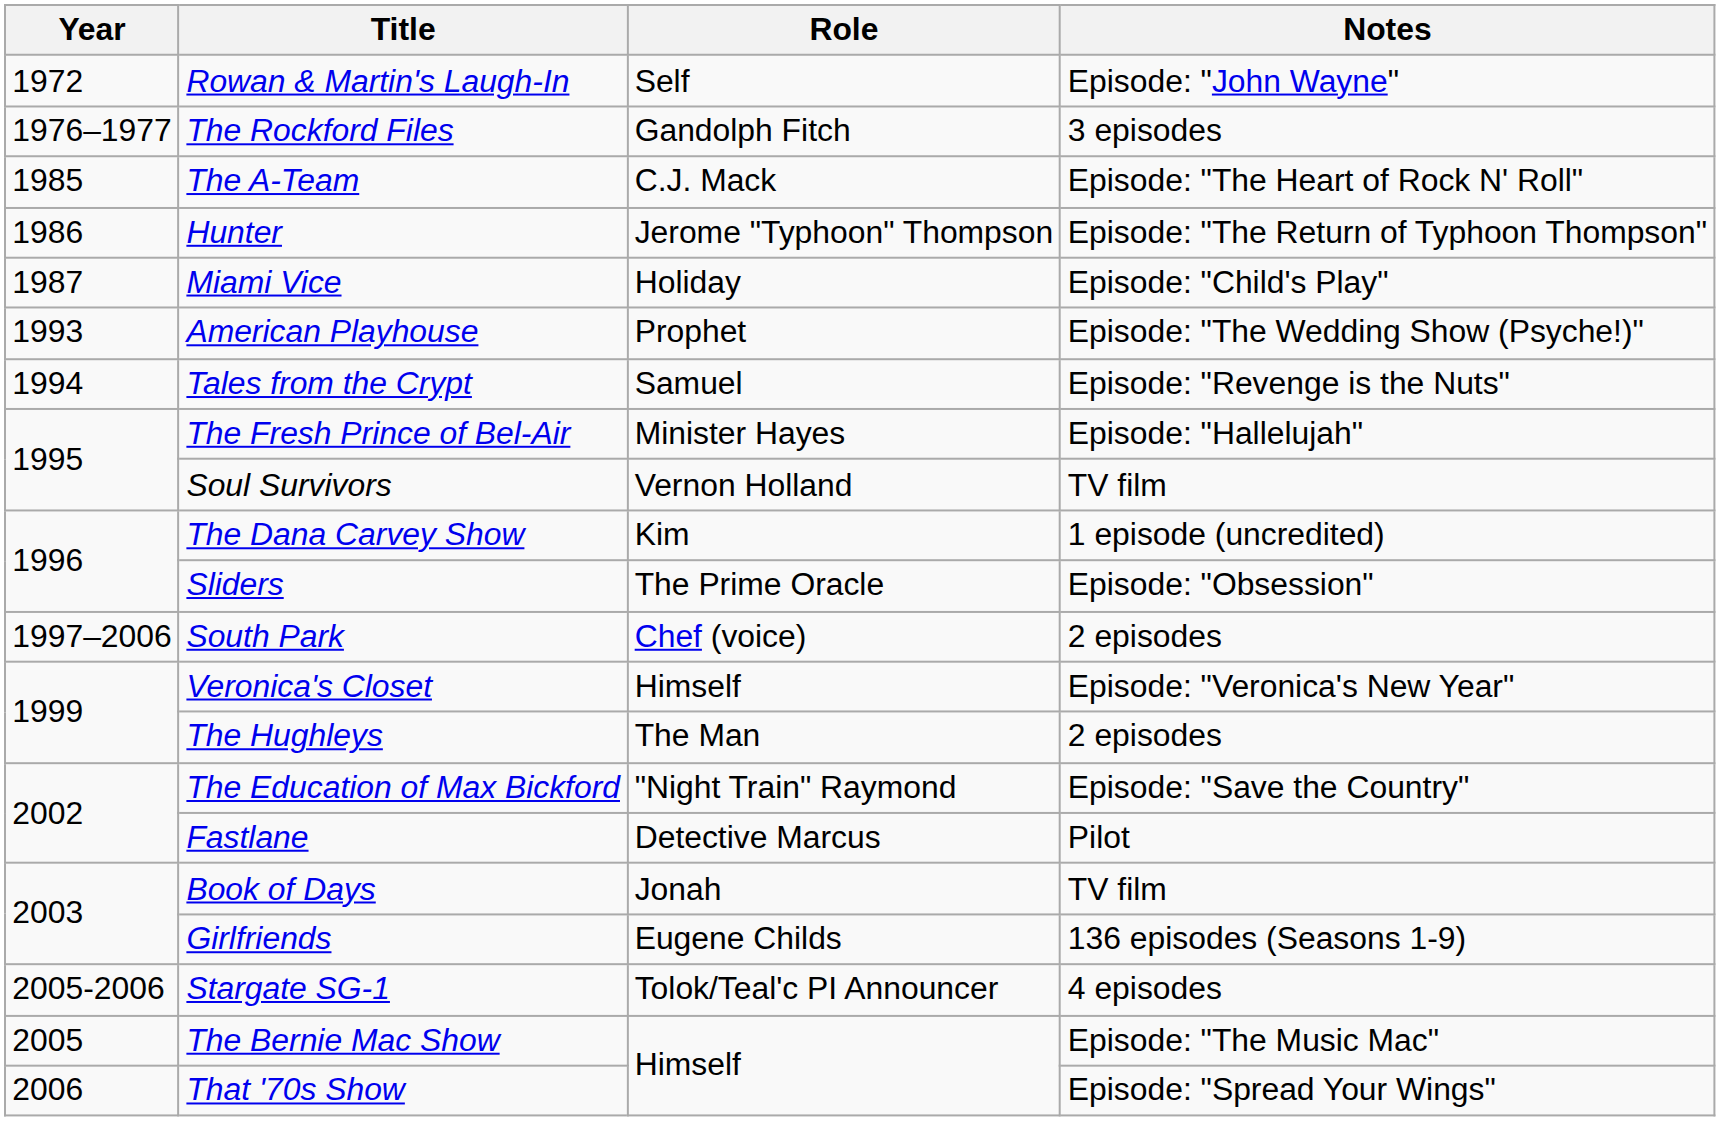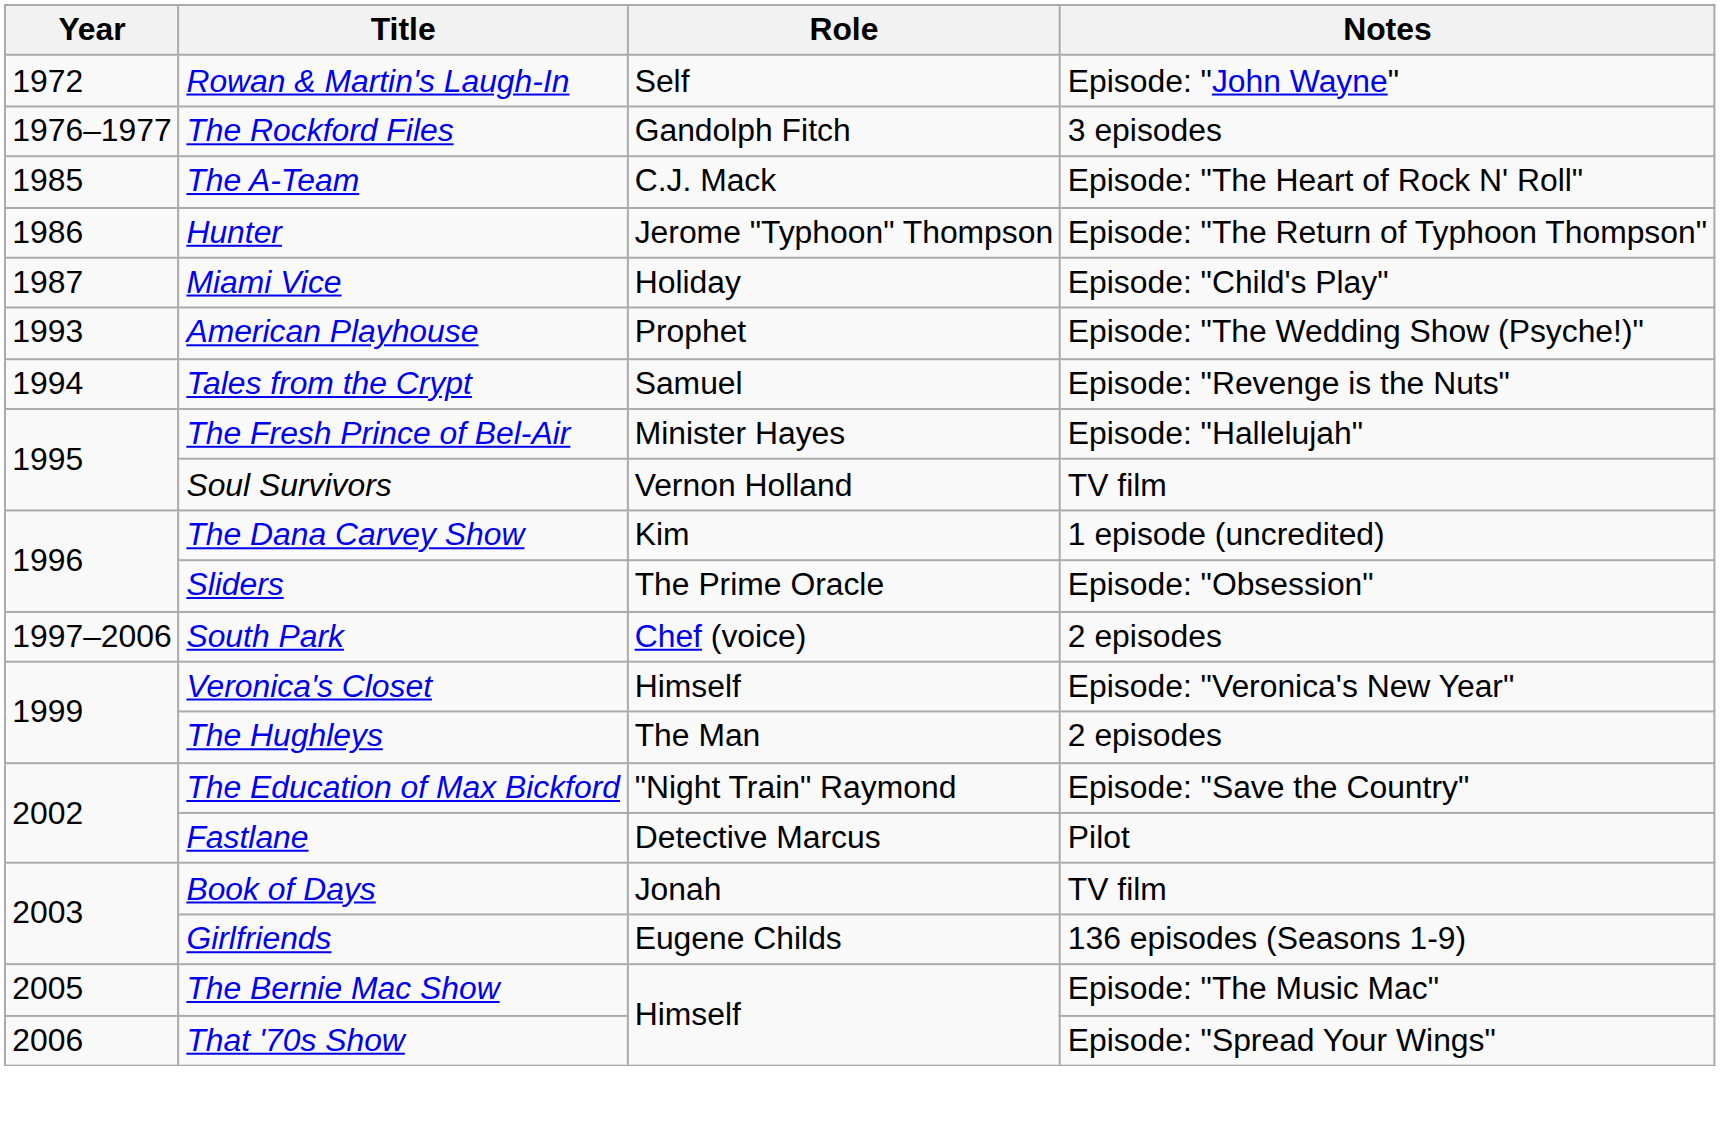- row: (288, 989)
